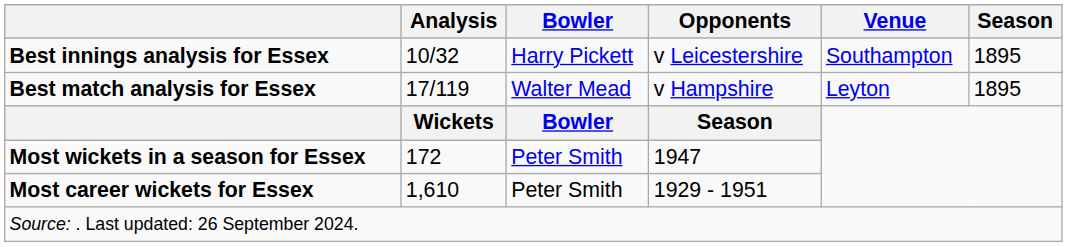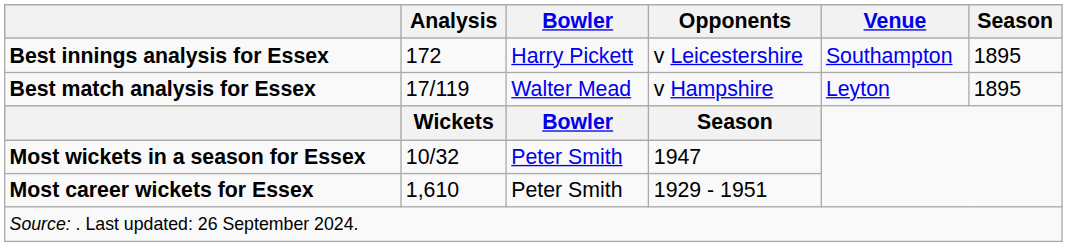(432, 55) 10/32 -> (424, 55) 172
(424, 156) 172 -> (432, 156) 10/32
